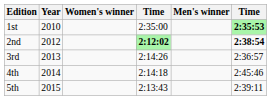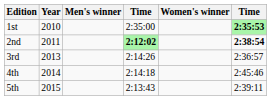columns swapped: (201, 12) <-> (100, 12)
(51, 42) 2012 -> (51, 42) 2011
